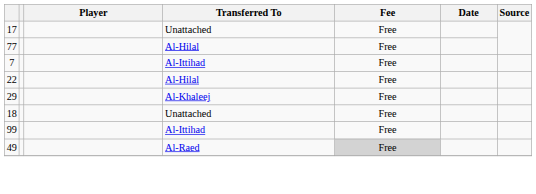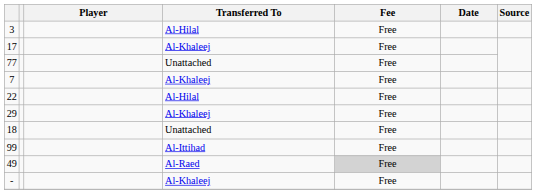+ row: (12, 29)
(188, 29) Unattached -> (188, 46) Al-Khaleej
(182, 46) Al-Hilal -> (188, 63) Unattached
(185, 63) Al-Ittihad -> (188, 80) Al-Khaleej
+ row: (12, 181)
